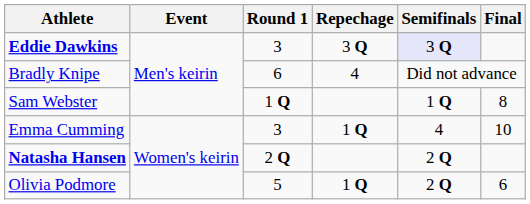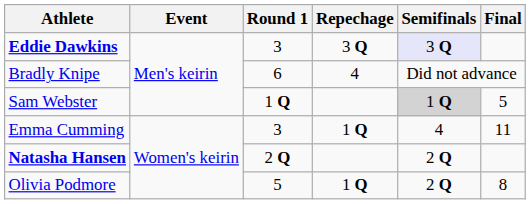(439, 102) no background -> (439, 102) lightgrey background
(503, 102) 8 -> (503, 102) 5
(503, 129) 10 -> (503, 129) 11
(503, 185) 6 -> (503, 185) 8
